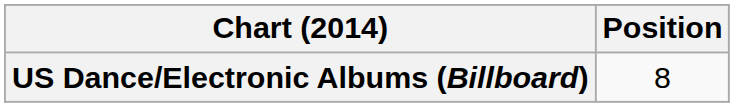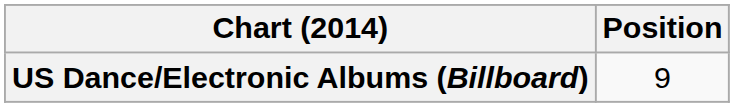(662, 76) 8 -> (662, 76) 9
